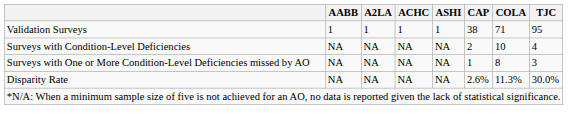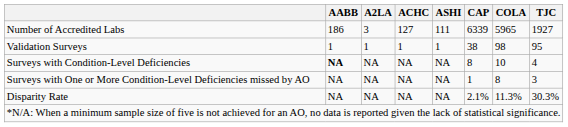+ row: (66, 29)
(500, 29) 71 -> (500, 46) 98
(335, 46) normal -> (335, 63) bold
(470, 46) 2 -> (470, 63) 8
(478, 79) 2.6% -> (478, 96) 2.1%
(545, 79) 30.0% -> (545, 96) 30.3%
